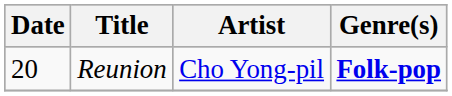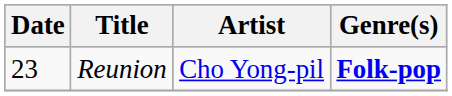(24, 68) 20 -> (24, 68) 23
